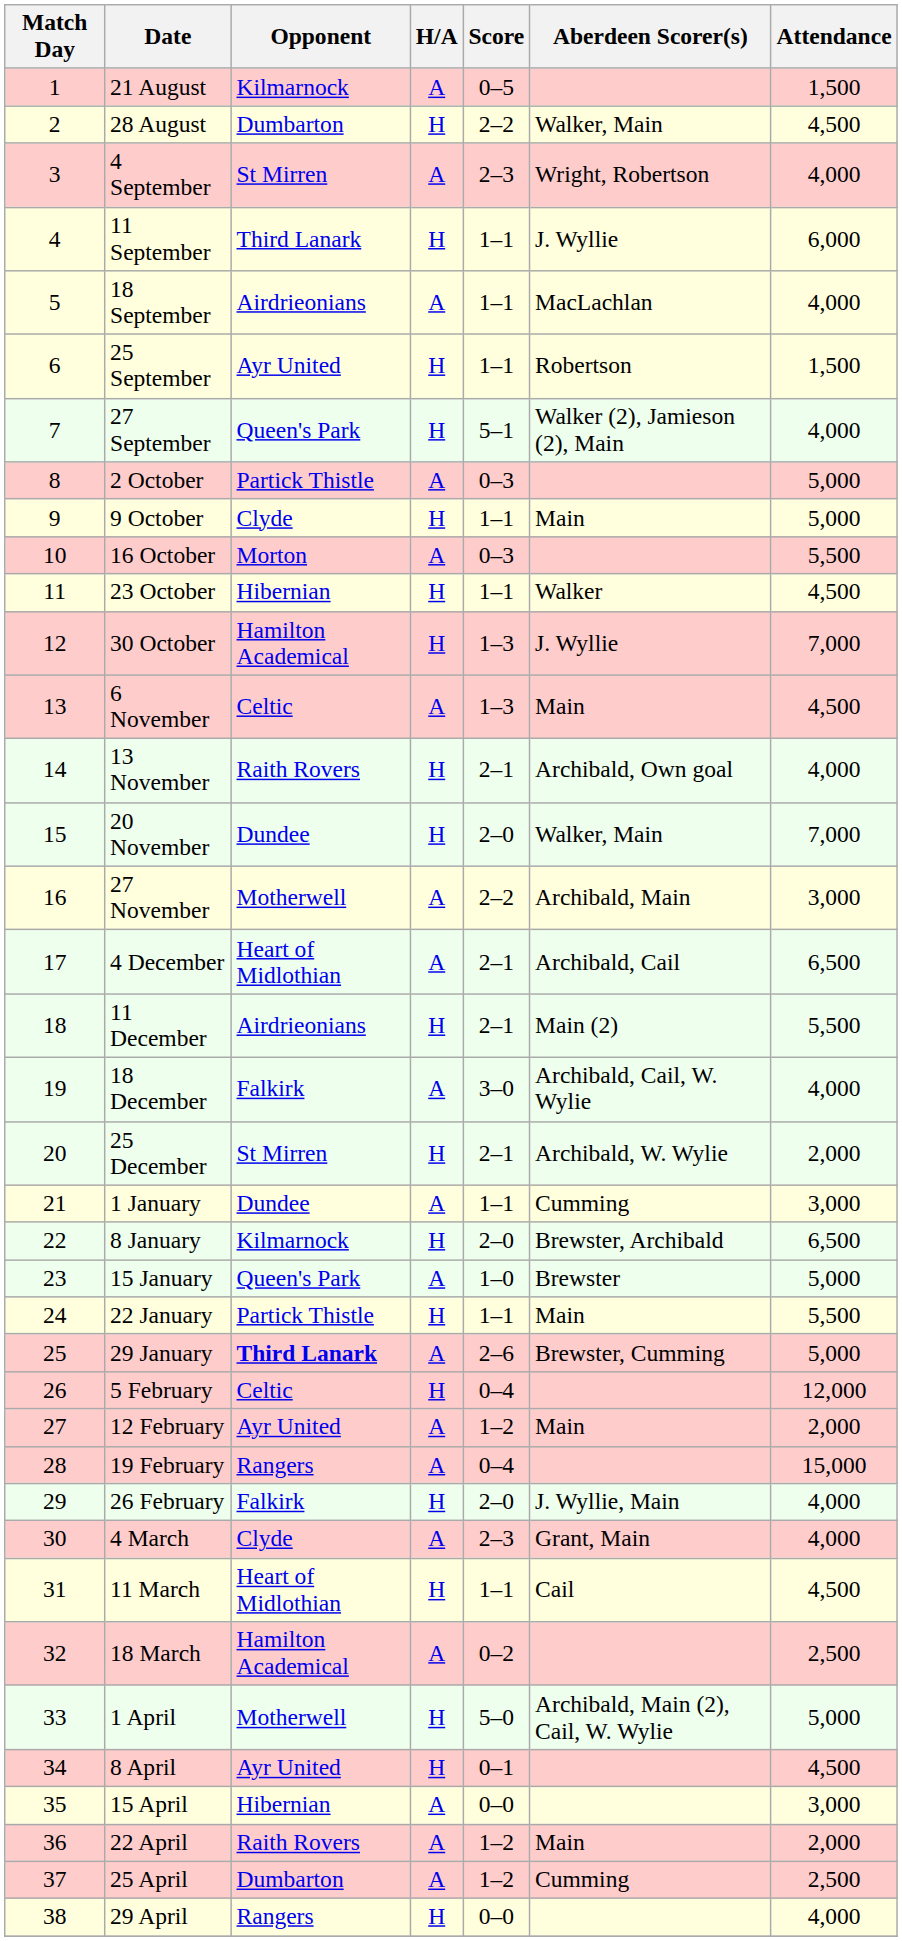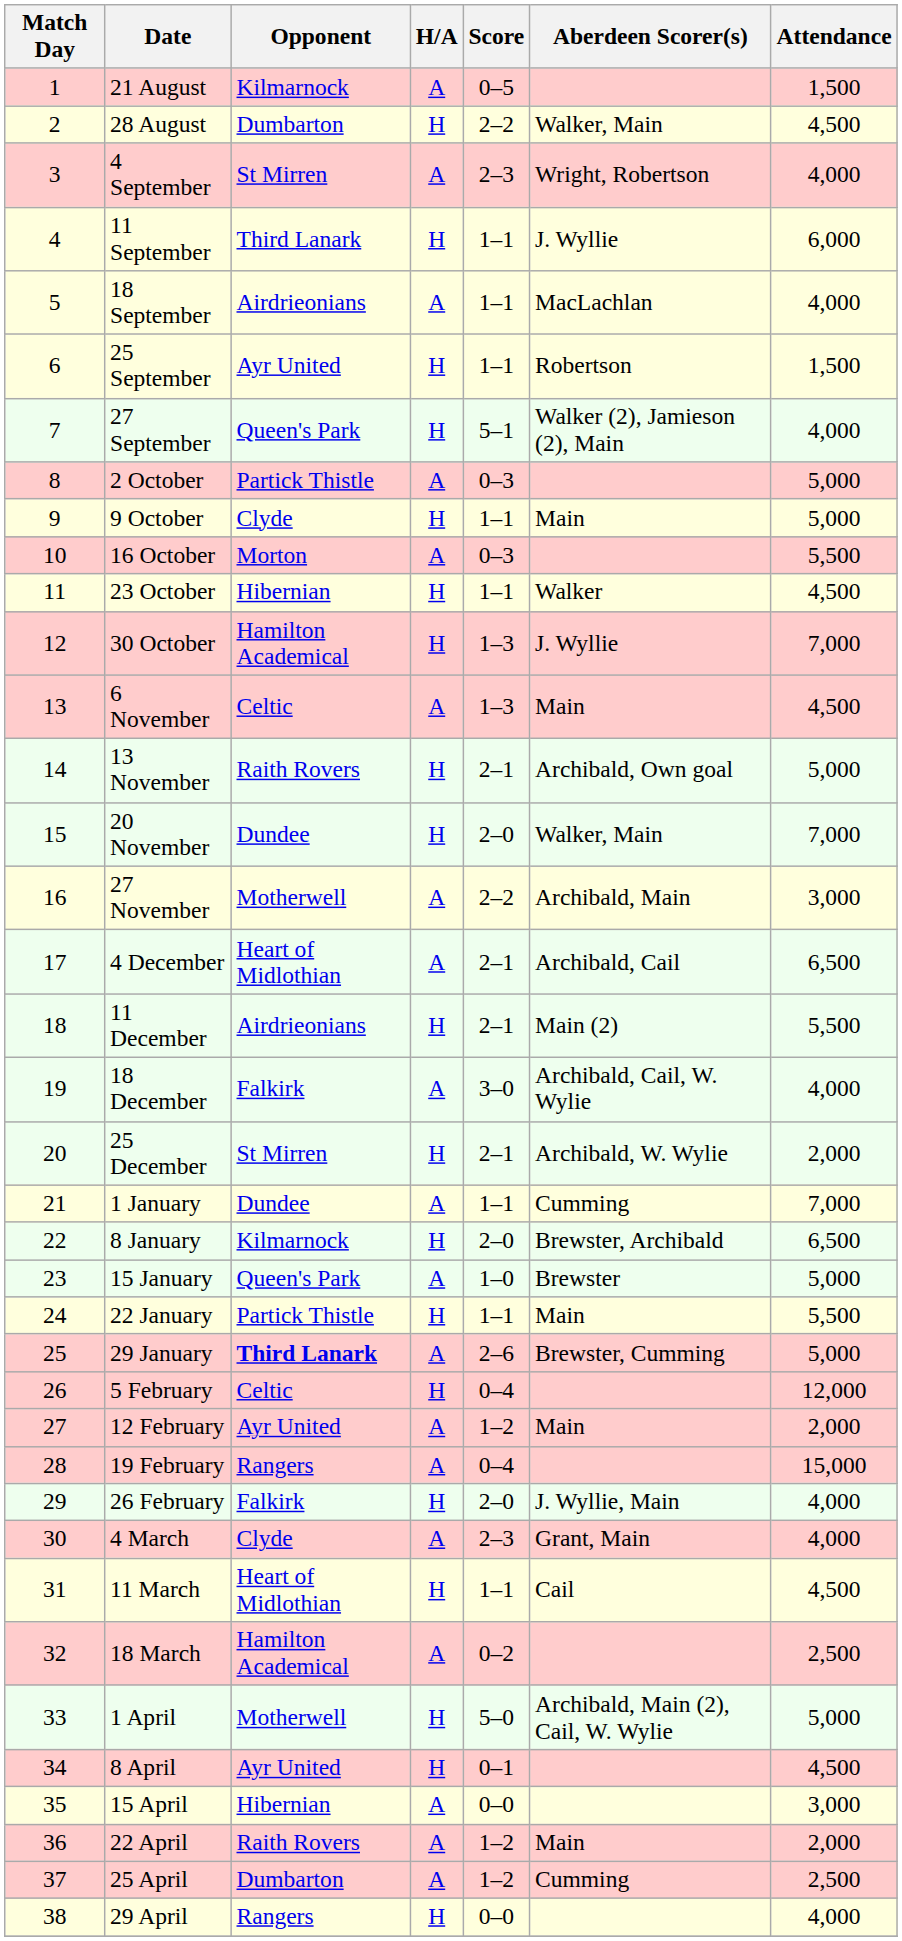(834, 770) 4,000 -> (834, 770) 5,000
(834, 1203) 3,000 -> (834, 1203) 7,000
